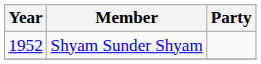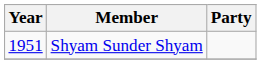(26, 45) 1952 -> (26, 45) 1951
